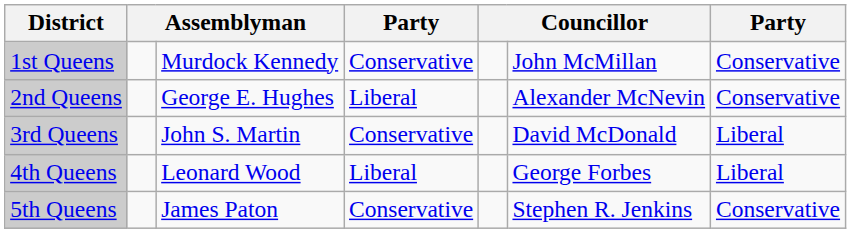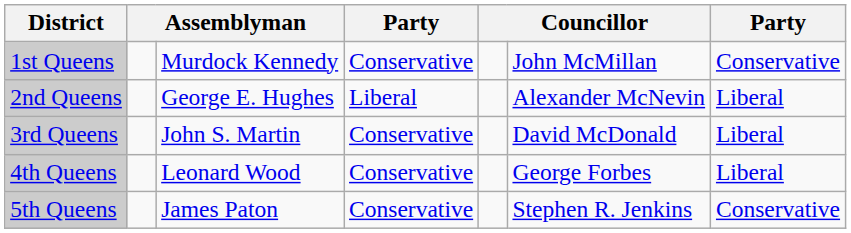(778, 97) Conservative -> (750, 97) Liberal
(383, 172) Liberal -> (411, 172) Conservative
